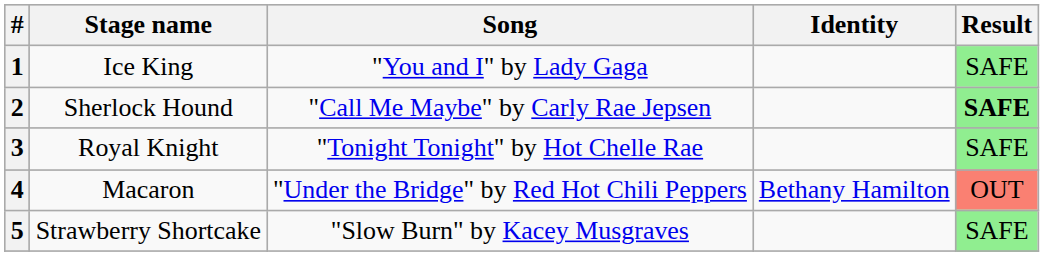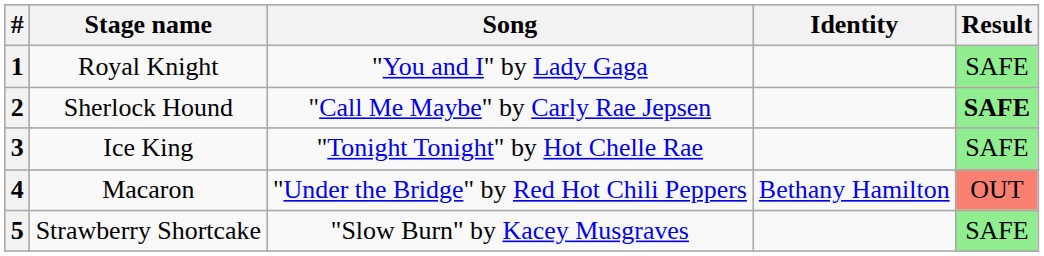(148, 66) Ice King -> (148, 66) Royal Knight
(148, 148) Royal Knight -> (148, 148) Ice King
